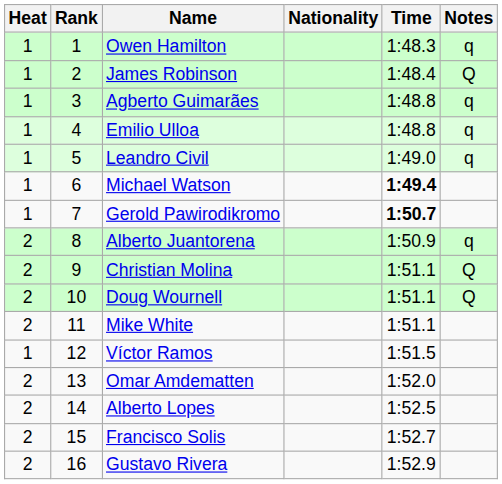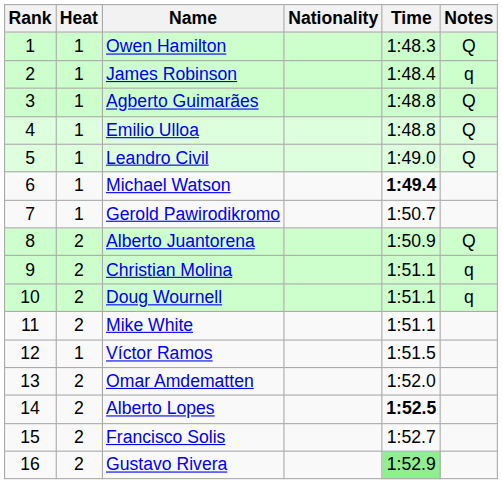columns swapped: (76, 18) <-> (28, 18)
(469, 46) q -> (469, 46) Q
(469, 74) Q -> (469, 74) q
(469, 102) q -> (469, 102) Q
(469, 130) q -> (469, 130) Q
(469, 158) q -> (469, 158) Q
(411, 213) bold -> (411, 213) normal
(469, 241) q -> (469, 241) Q
(469, 269) Q -> (469, 269) q
(469, 297) Q -> (469, 297) q
(411, 409) normal -> (411, 409) bold
(411, 465) no background -> (411, 465) lightgreen background
